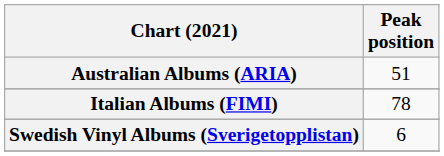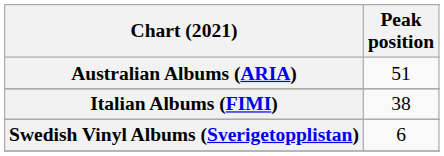(401, 103) 78 -> (401, 103) 38
